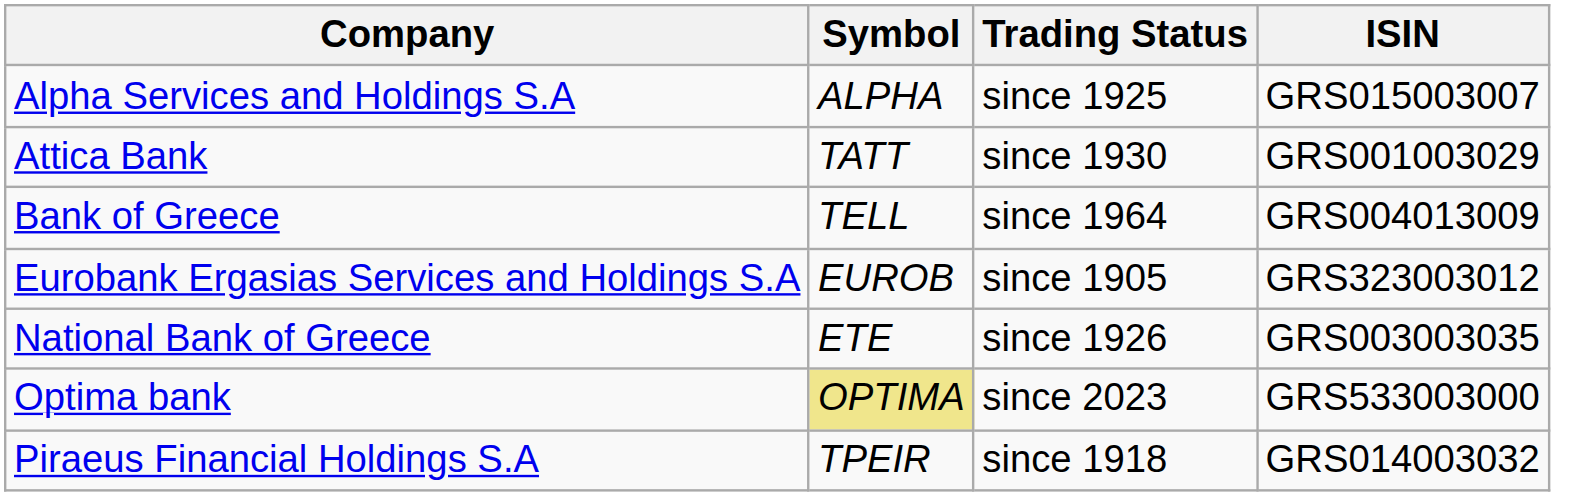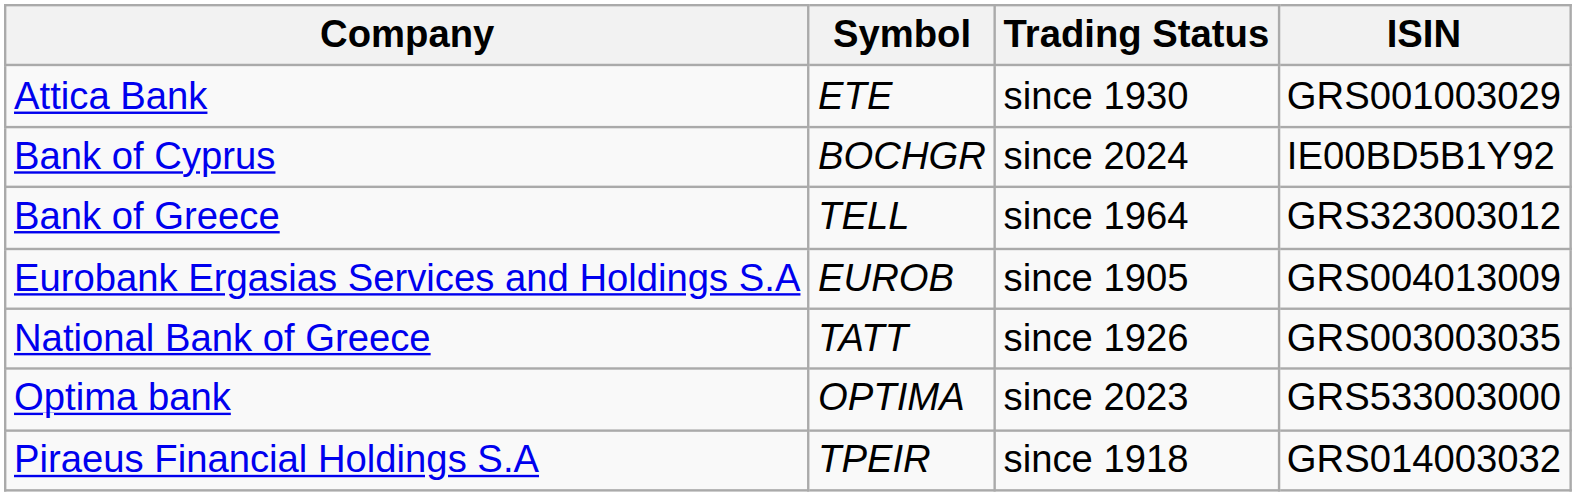- row: (295, 95)
(863, 156) TATT -> (855, 95) ETE
+ row: (145, 156)
(1403, 216) GRS004013009 -> (1424, 216) GRS323003012
(1403, 277) GRS323003012 -> (1424, 277) GRS004013009
(855, 338) ETE -> (863, 338) TATT
(891, 398) khaki background -> (891, 398) no background
